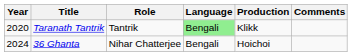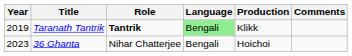(18, 28) 2020 -> (18, 28) 2019
(123, 28) normal -> (125, 28) bold
(18, 43) 2024 -> (18, 43) 2023
